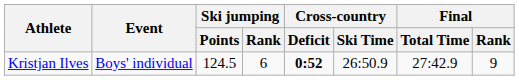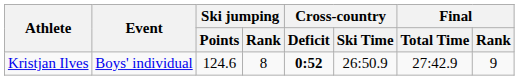(219, 63) 124.5 -> (219, 63) 124.6
(263, 63) 6 -> (263, 63) 8
